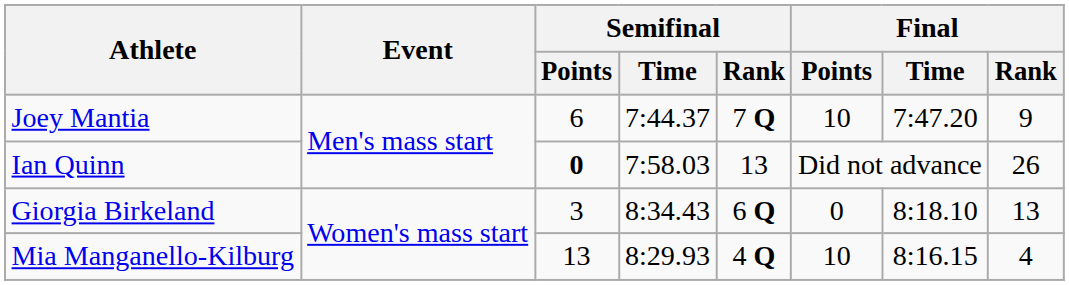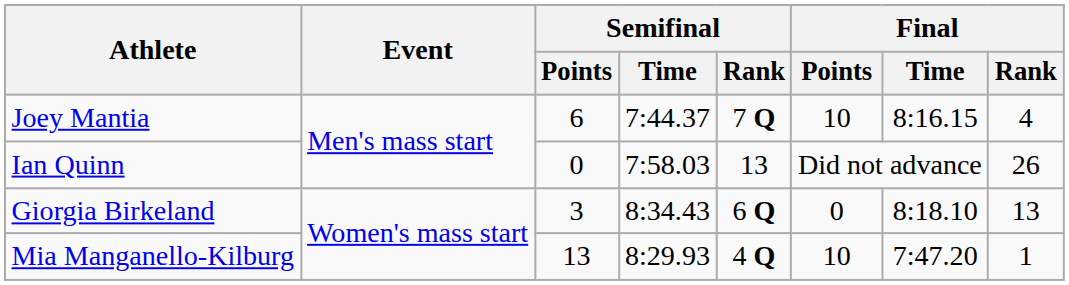(935, 118) 7:47.20 -> (935, 118) 8:16.15
(1026, 118) 9 -> (1026, 118) 4
(577, 164) bold -> (577, 164) normal
(935, 257) 8:16.15 -> (935, 257) 7:47.20
(1026, 257) 4 -> (1026, 257) 1
